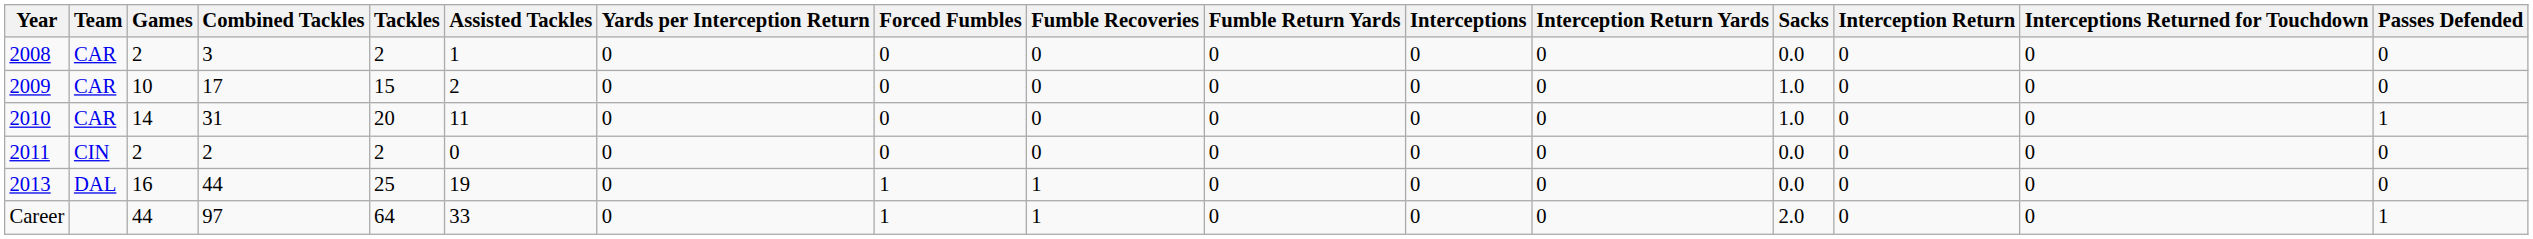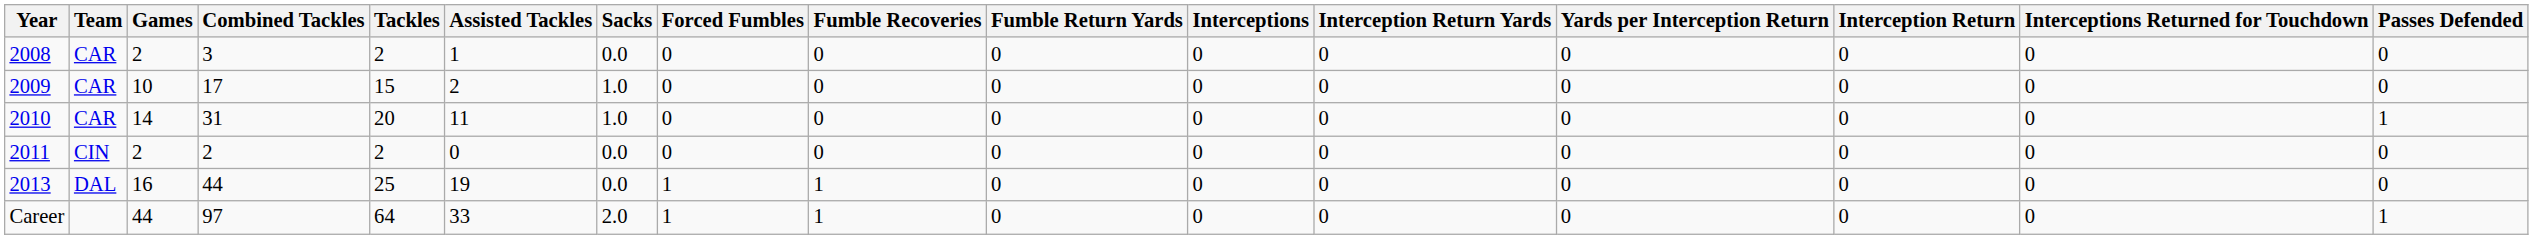columns swapped: (1804, 20) <-> (736, 20)
